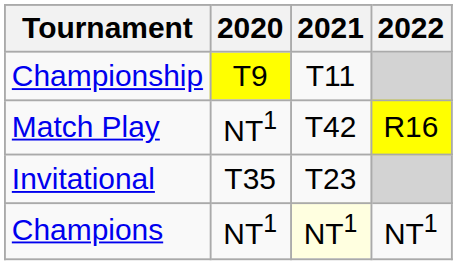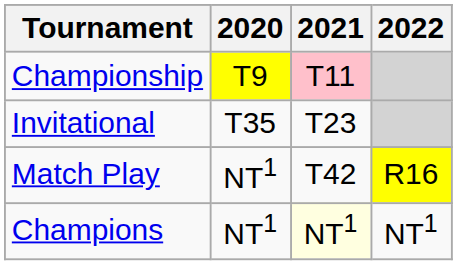(331, 75) no background -> (331, 75) pink background
rows swapped: (86, 127) <-> (83, 178)
